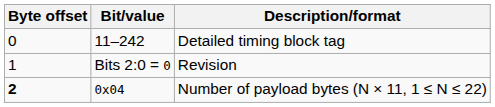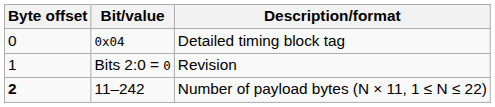(120, 41) 11–242 -> (110, 42) 0x04
(110, 90) 0x04 -> (120, 89) 11–242
